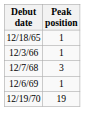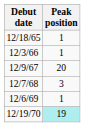+ row: (24, 68)
(61, 99) no background -> (61, 114) paleturquoise background
